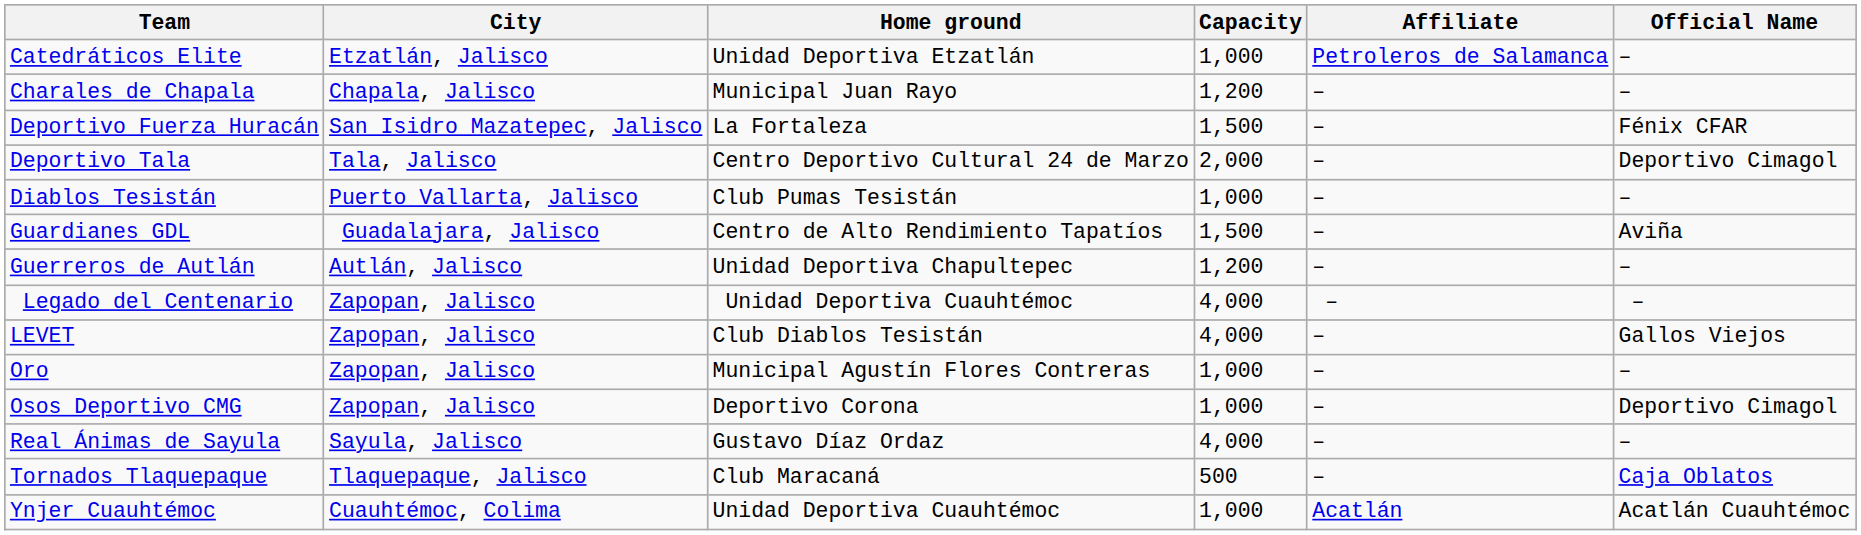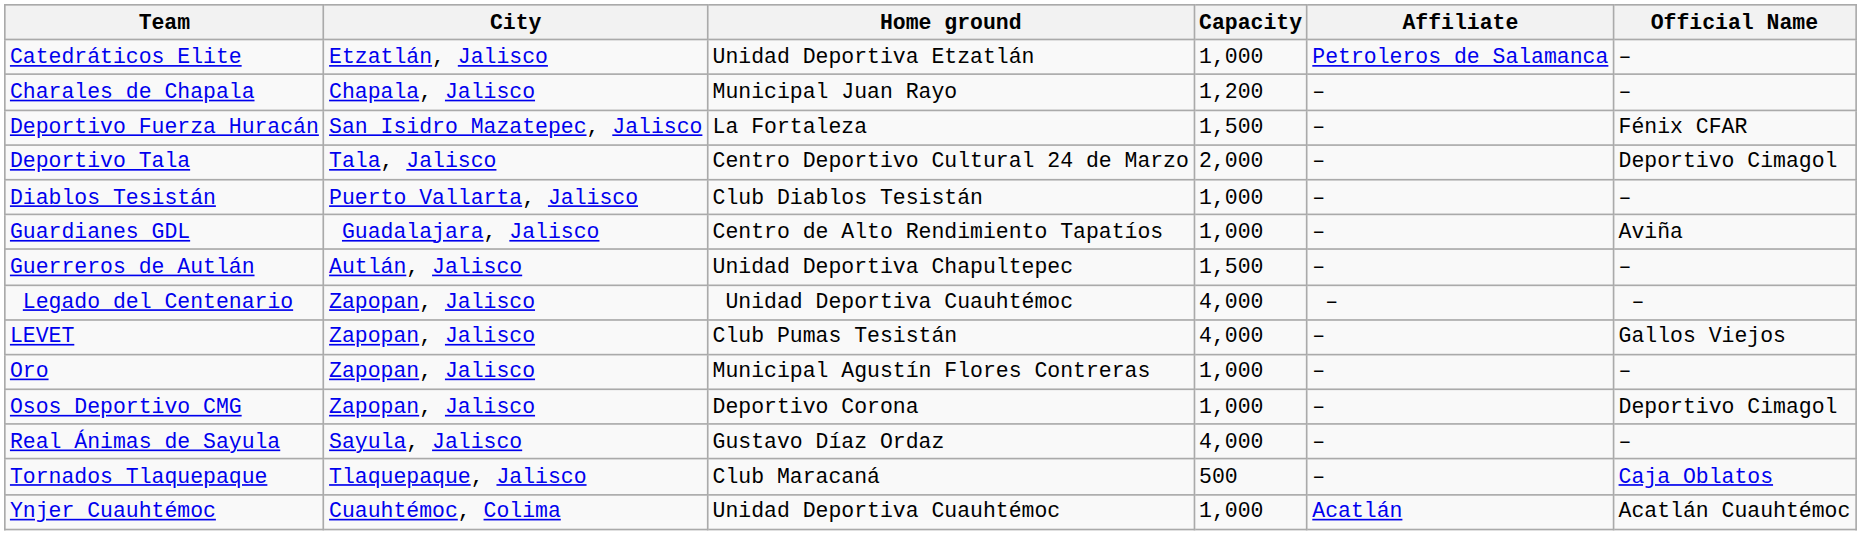(835, 197) Club Pumas Tesistán -> (848, 197) Club Diablos Tesistán
(1231, 232) 1,500 -> (1231, 232) 1,000
(1231, 267) 1,200 -> (1231, 267) 1,500
(848, 337) Club Diablos Tesistán -> (835, 337) Club Pumas Tesistán
